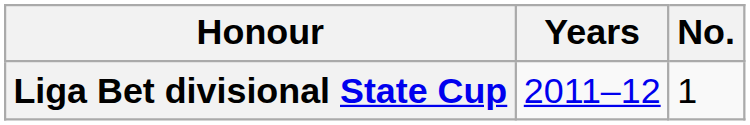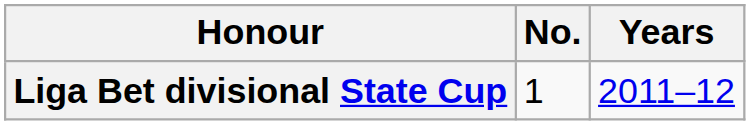columns swapped: (706, 32) <-> (592, 32)
